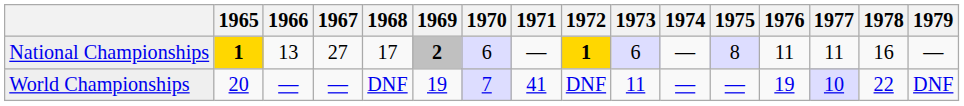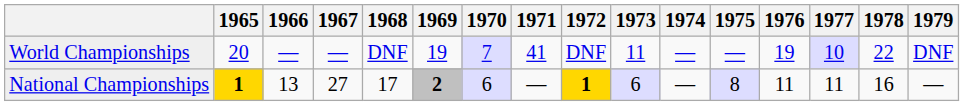rows swapped: (99, 84) <-> (109, 52)
